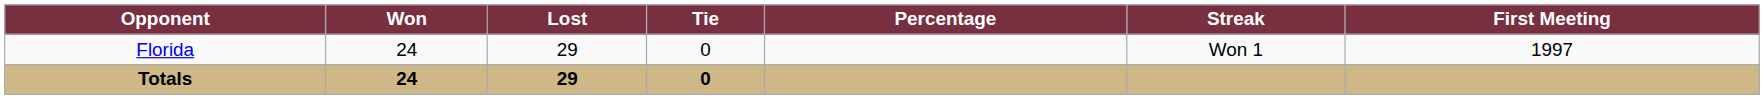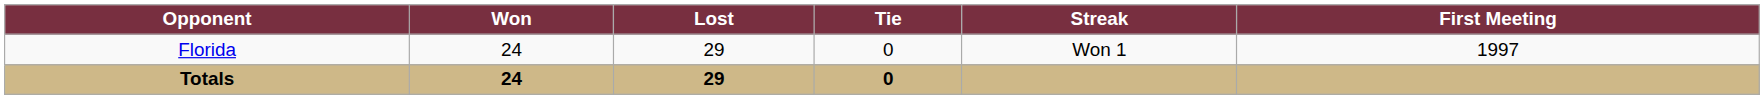- column: (945, 19)
